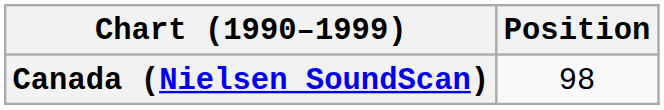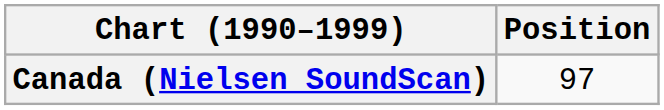(577, 80) 98 -> (577, 80) 97
